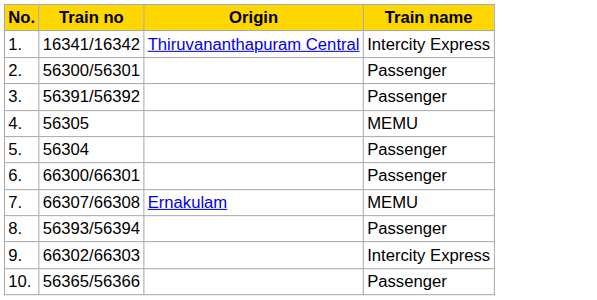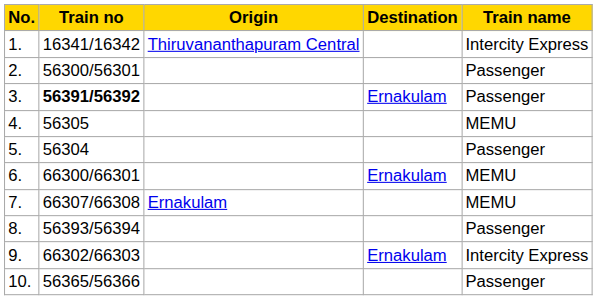+ column: (412, 17)
(91, 96) normal -> (91, 96) bold
(407, 176) Passenger -> (491, 176) MEMU
